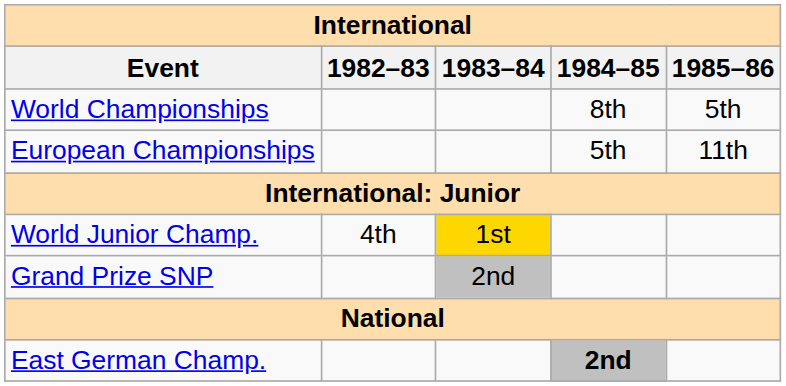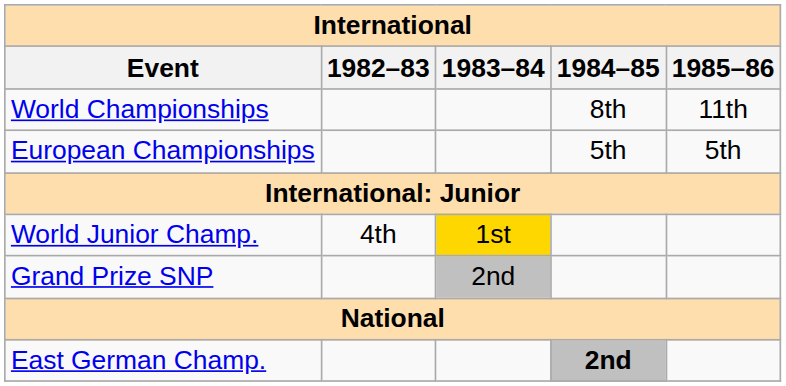(723, 109) 5th -> (723, 109) 11th
(723, 151) 11th -> (723, 151) 5th
